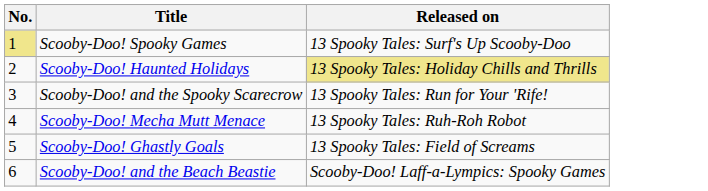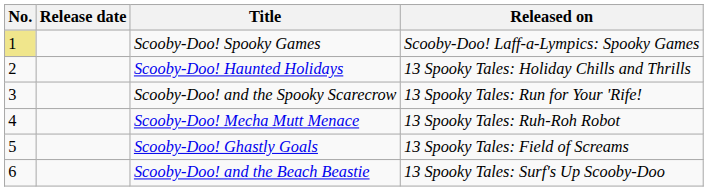+ column: (83, 17)
(440, 43) 13 Spooky Tales: Surf's Up Scooby-Doo -> (552, 43) Scooby-Doo! Laff-a-Lympics: Spooky Games
(453, 69) khaki background -> (547, 69) no background
(458, 172) Scooby-Doo! Laff-a-Lympics: Spooky Games -> (534, 172) 13 Spooky Tales: Surf's Up Scooby-Doo
